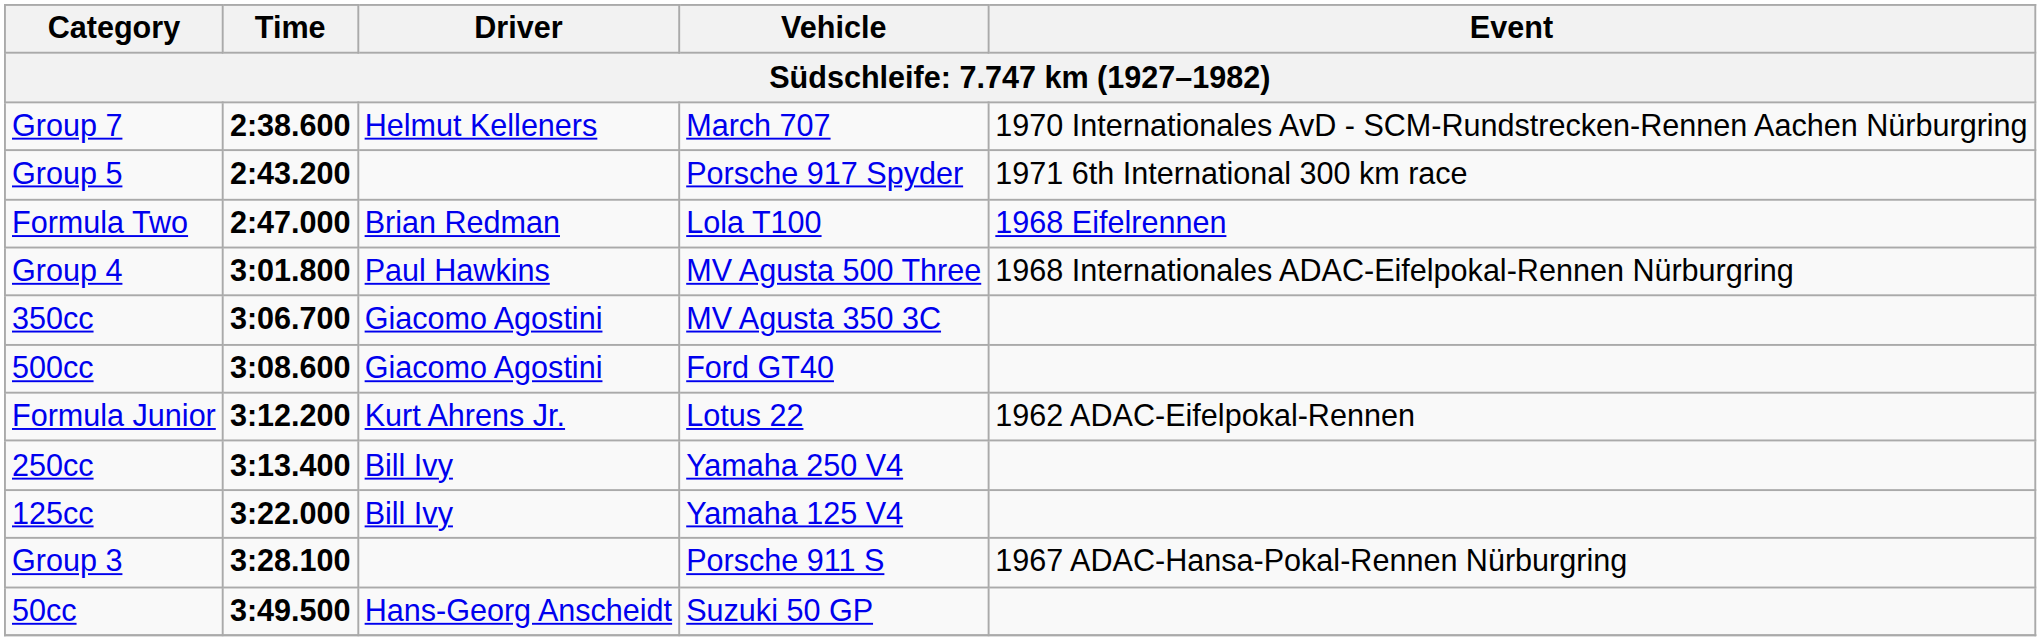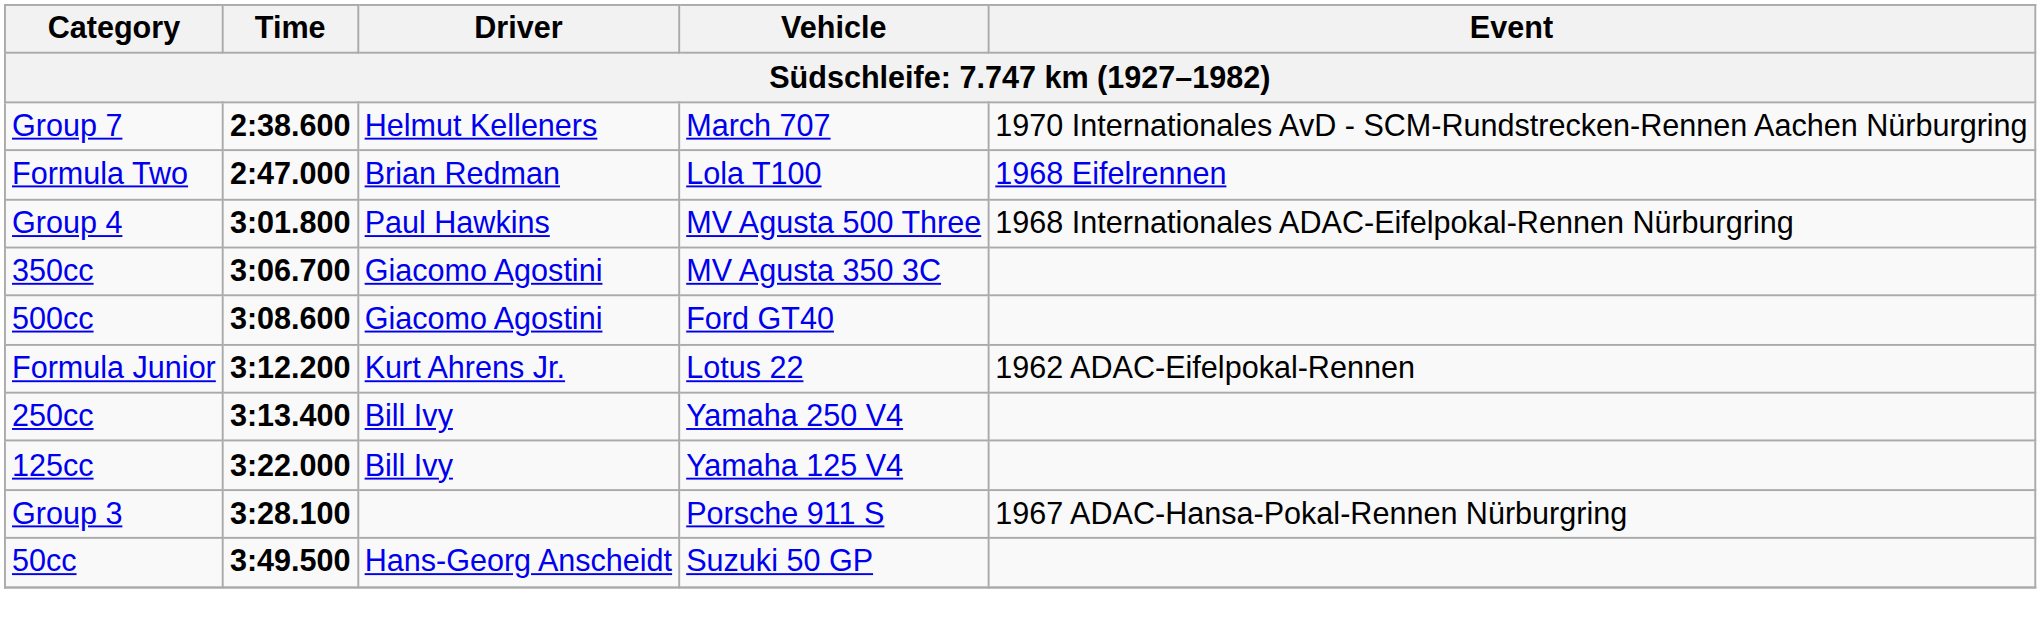- row: (67, 174)
